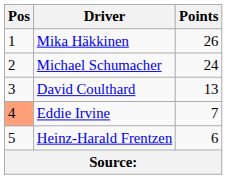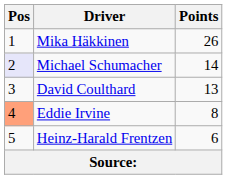(12, 65) no background -> (12, 65) lavender background
(211, 65) 24 -> (211, 65) 14
(215, 114) 7 -> (215, 114) 8
